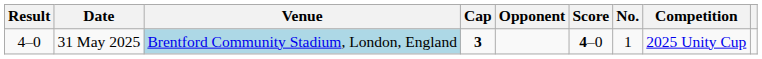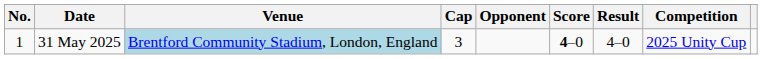columns swapped: (628, 16) <-> (29, 16)
(478, 41) bold -> (458, 41) normal
